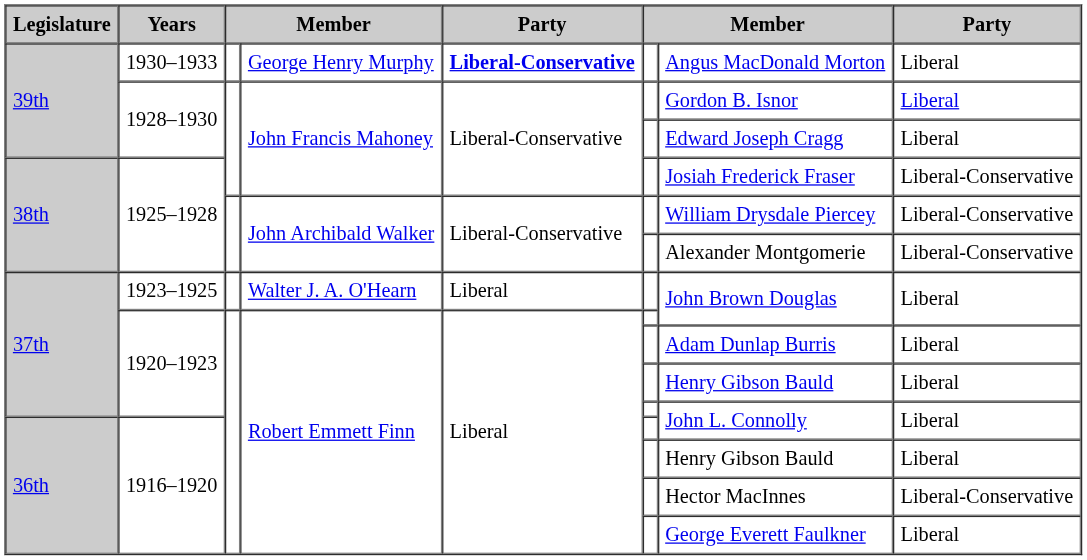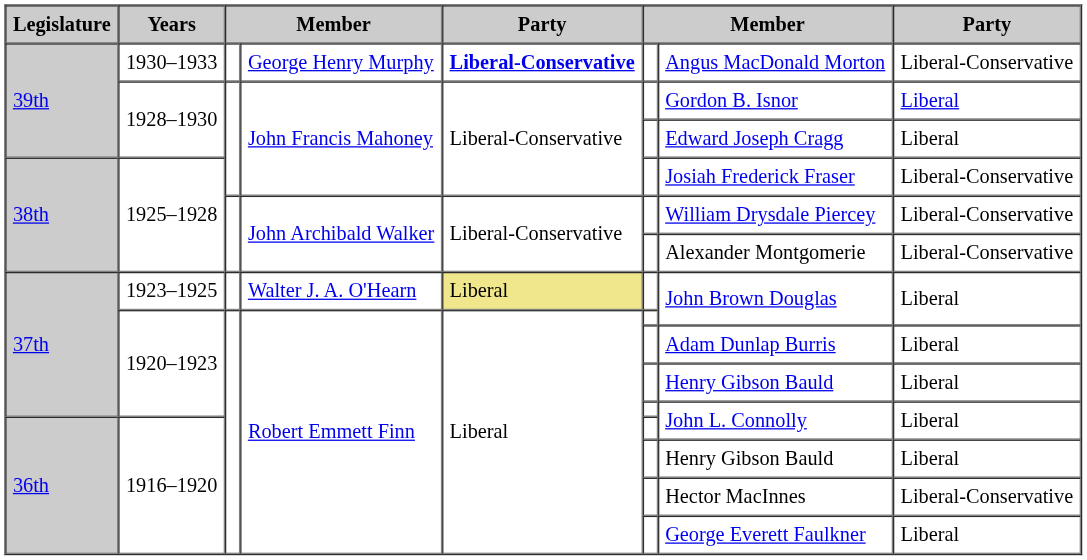(930, 62) Liberal -> (987, 62) Liberal-Conservative
(479, 290) no background -> (479, 290) khaki background
